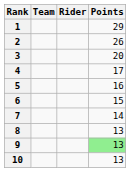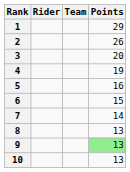columns swapped: (73, 12) <-> (44, 12)
(118, 71) 17 -> (118, 71) 19
